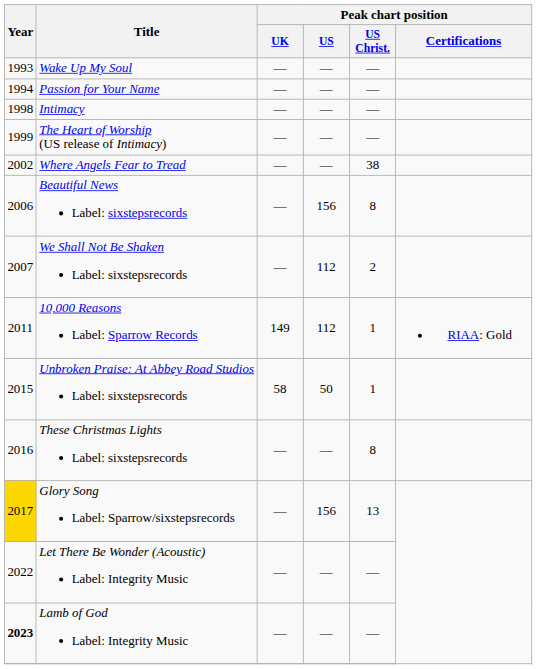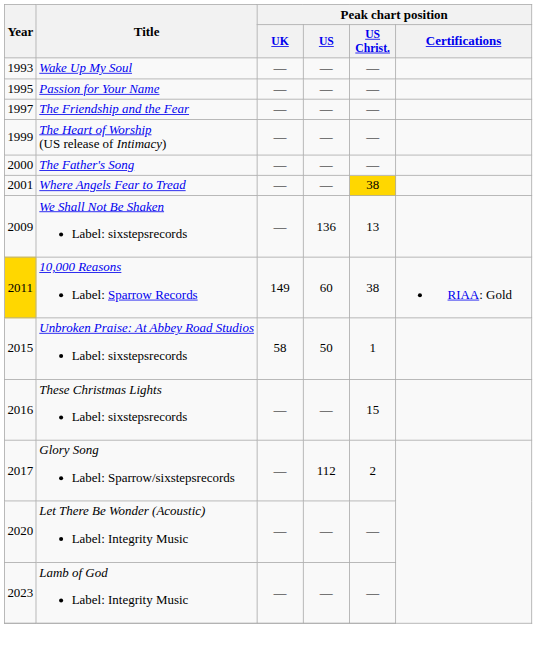(20, 88) 1994 -> (20, 88) 1995
+ row: (114, 109)
- row: (62, 109)
+ row: (87, 165)
(20, 165) 2002 -> (20, 185) 2001
(373, 165) no background -> (373, 185) gold background
- row: (147, 199)
(20, 266) 2007 -> (20, 226) 2009
(326, 266) 112 -> (326, 226) 136
(373, 266) 2 -> (373, 226) 13
(20, 328) no background -> (20, 287) gold background
(326, 328) 112 -> (326, 287) 60
(373, 328) 1 -> (373, 287) 38
(373, 450) 8 -> (373, 409) 15
(20, 511) gold background -> (20, 470) no background
(326, 511) 156 -> (326, 470) 112
(373, 511) 13 -> (373, 470) 2
(20, 572) 2022 -> (20, 531) 2020
(20, 633) bold -> (20, 592) normal
